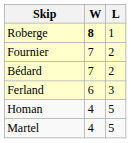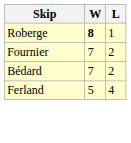(91, 90) 6 -> (91, 90) 5
(111, 90) 3 -> (111, 90) 4
- row: (25, 109)
- row: (23, 128)
